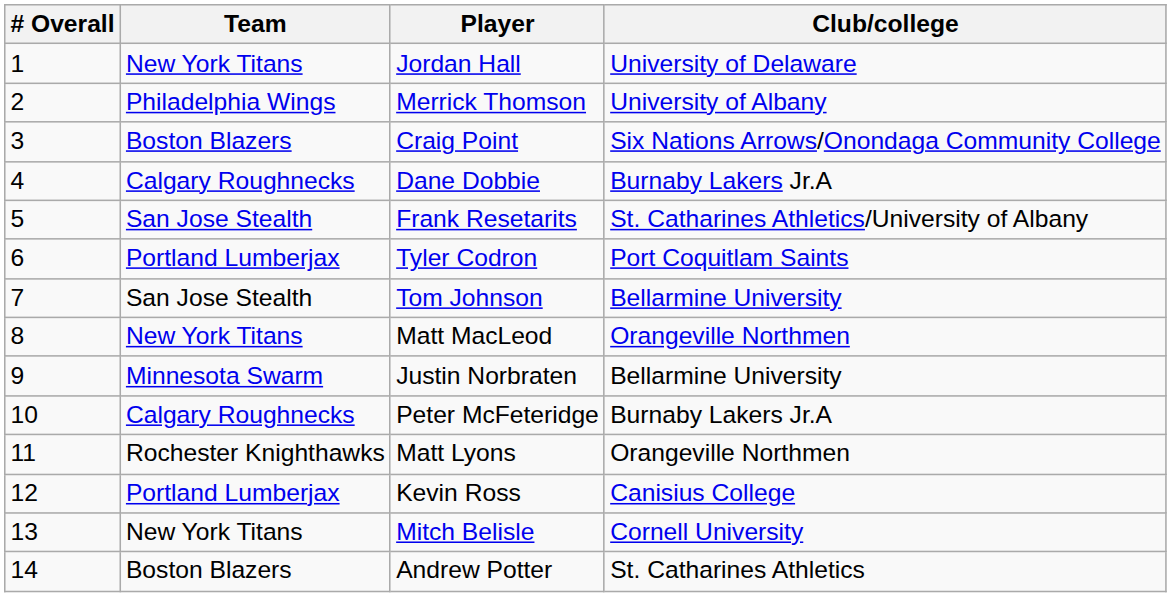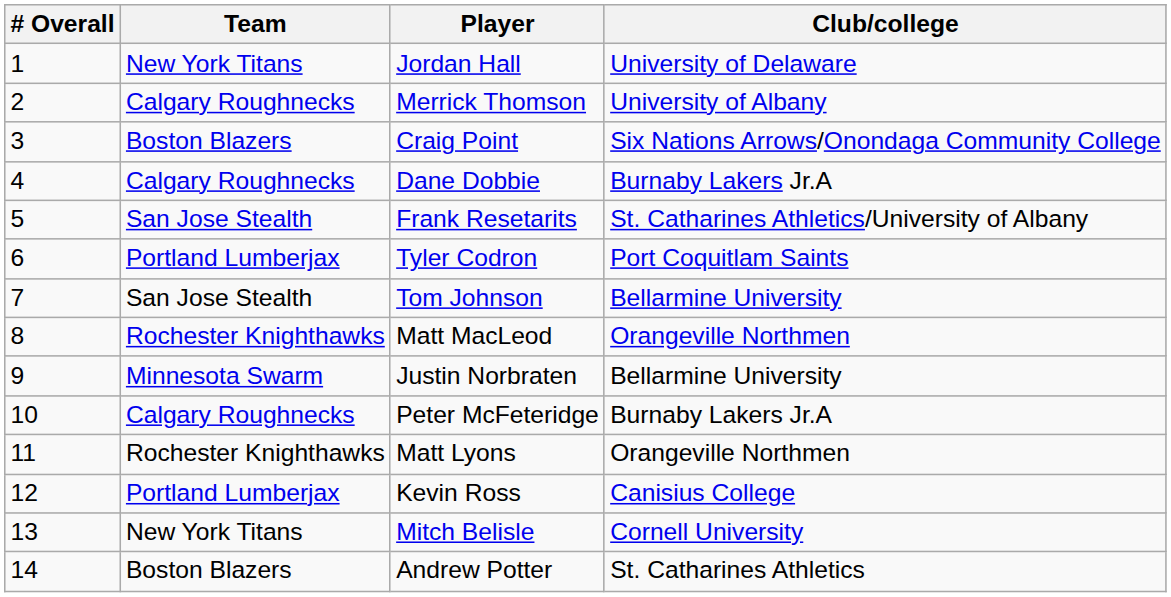(231, 102) Philadelphia Wings -> (240, 102) Calgary Roughnecks
(214, 336) New York Titans -> (255, 336) Rochester Knighthawks
